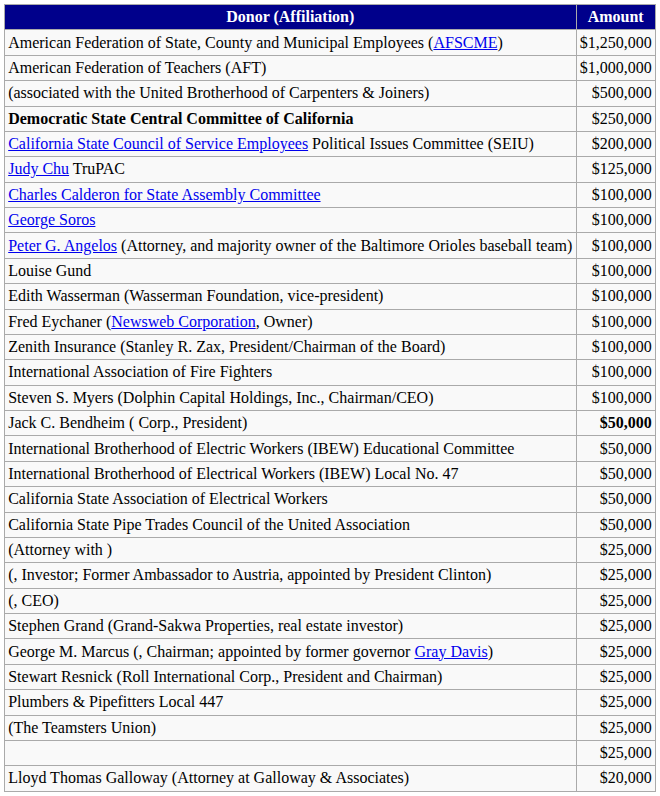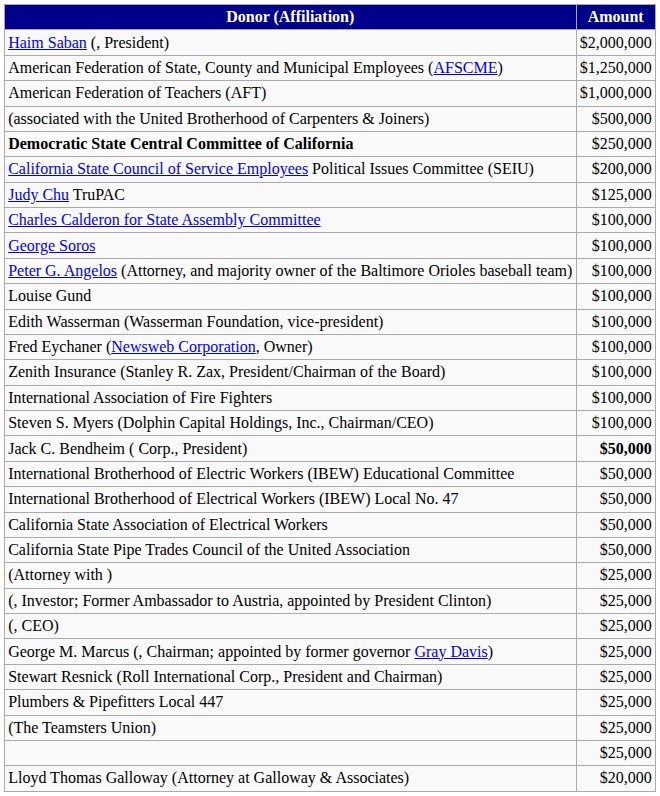+ row: (89, 42)
- row: (206, 626)
